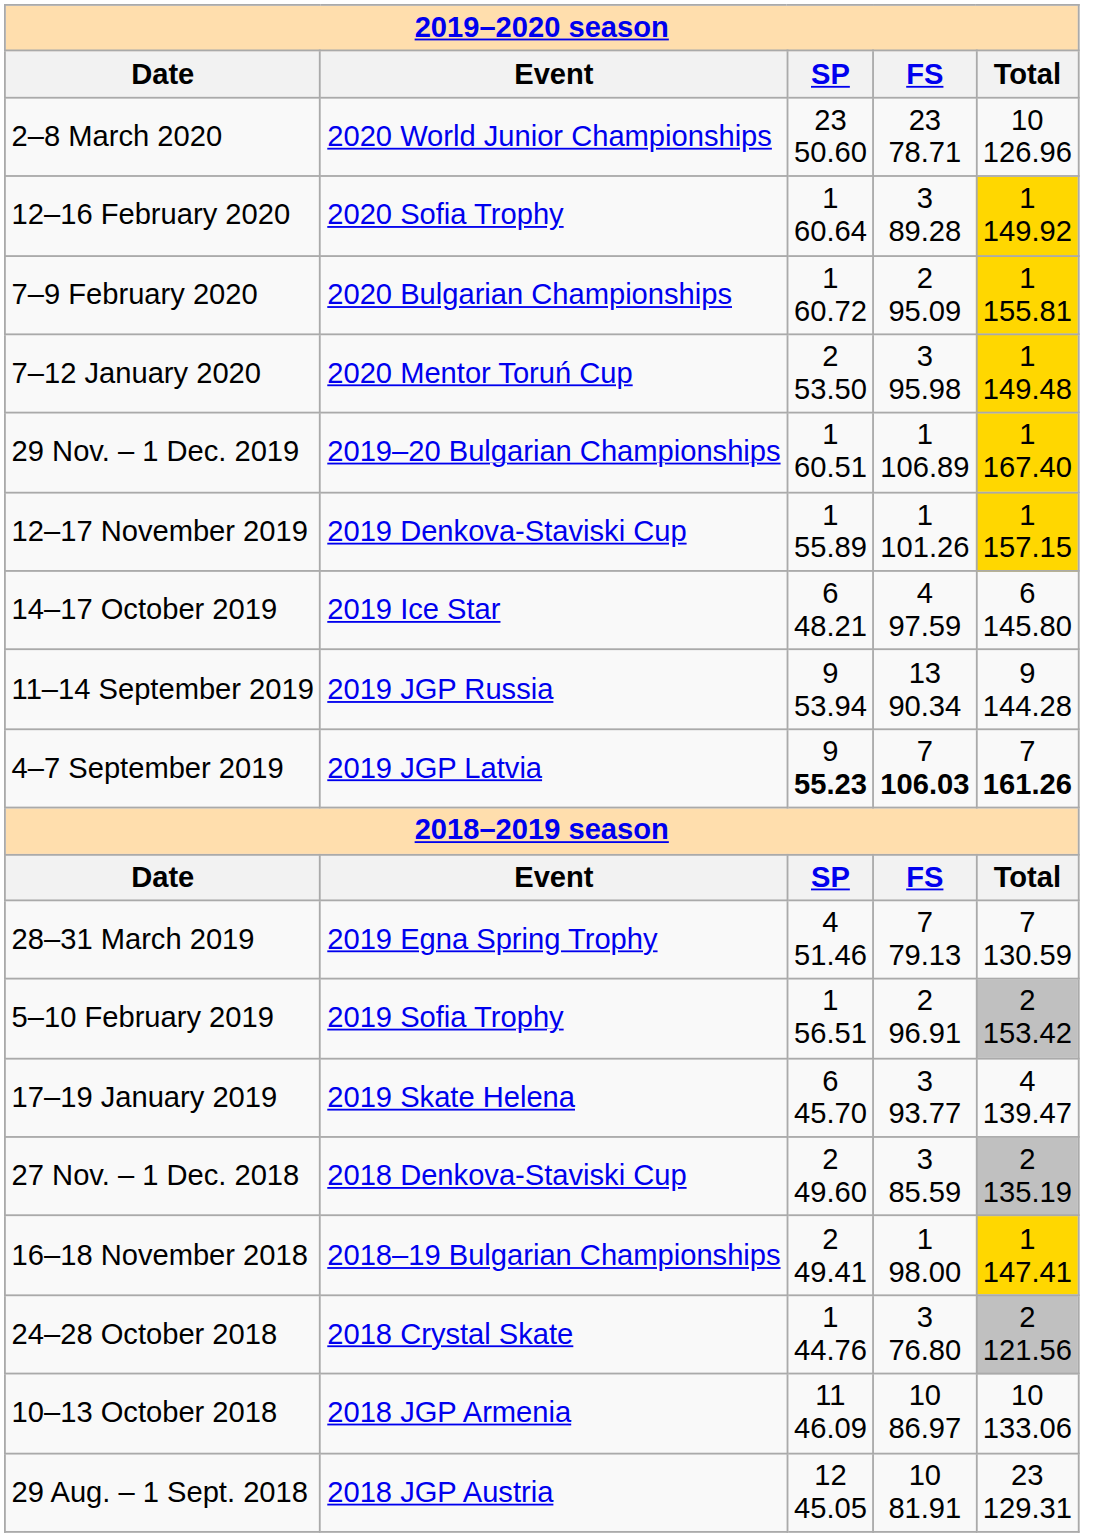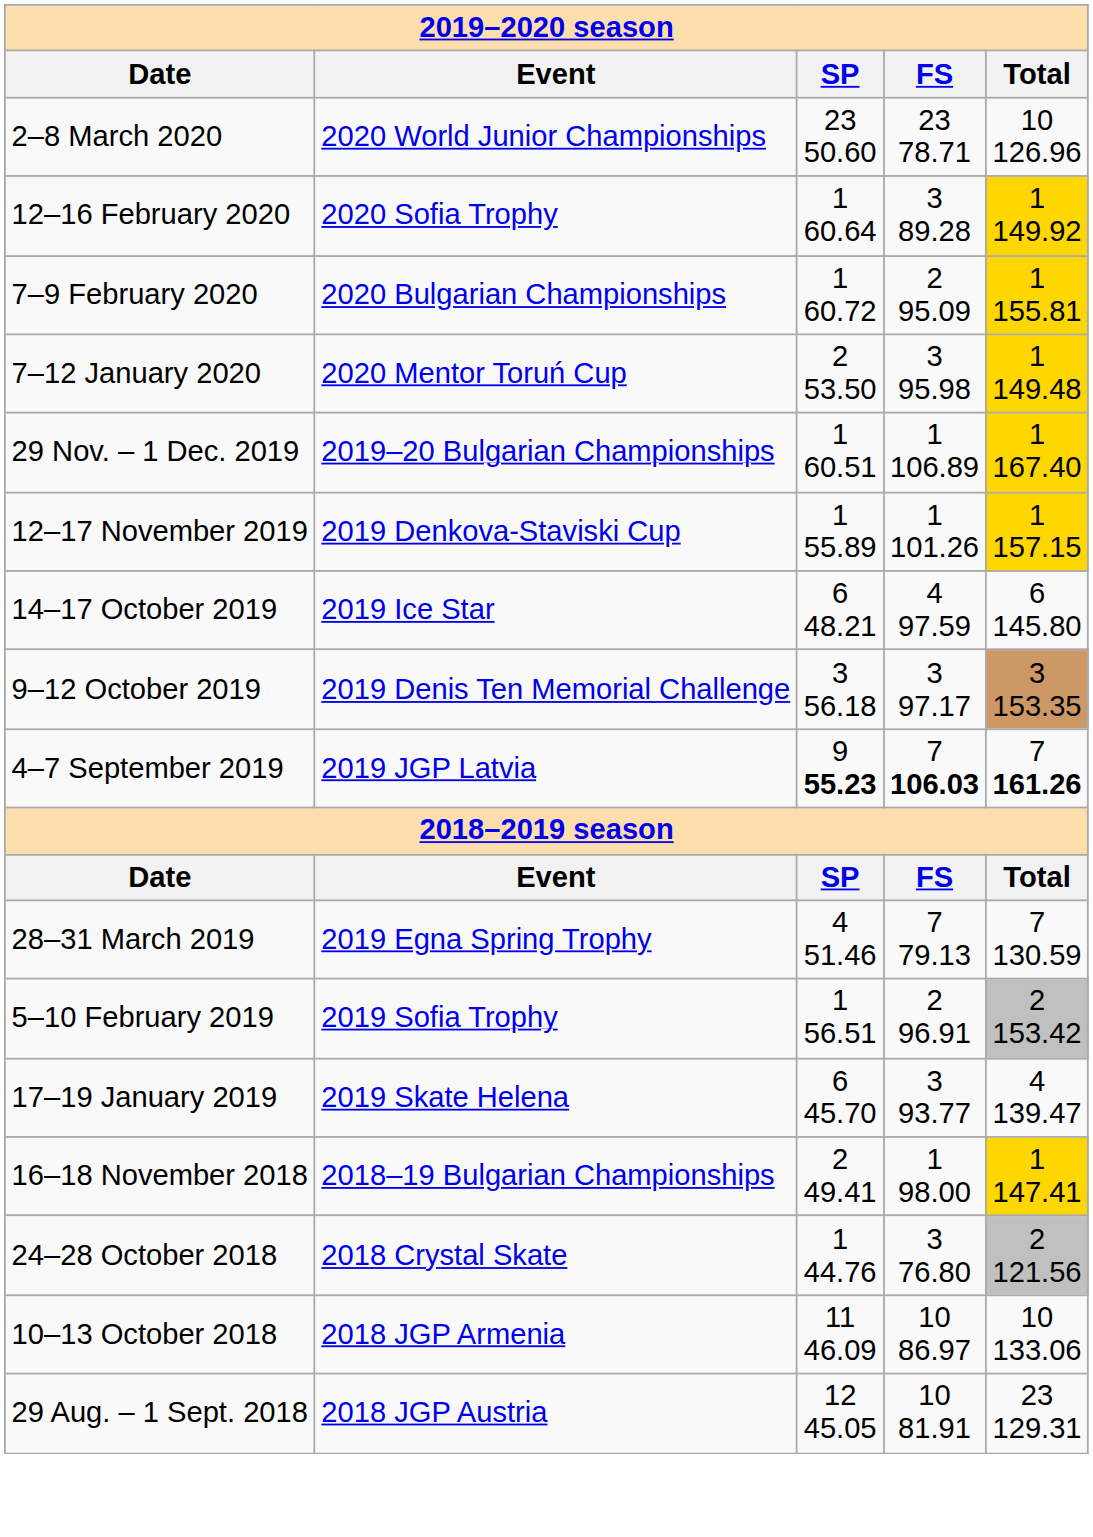+ row: (136, 688)
- row: (163, 688)
- row: (155, 1176)
